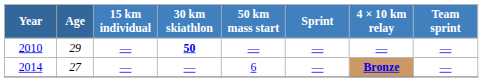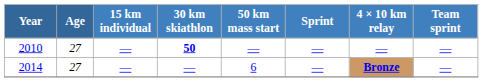(75, 48) 29 -> (75, 48) 27
